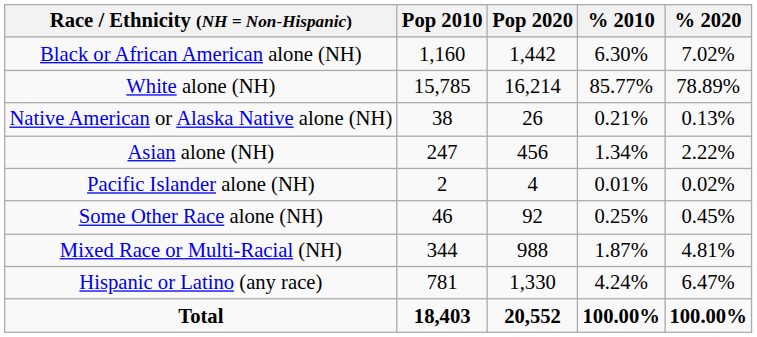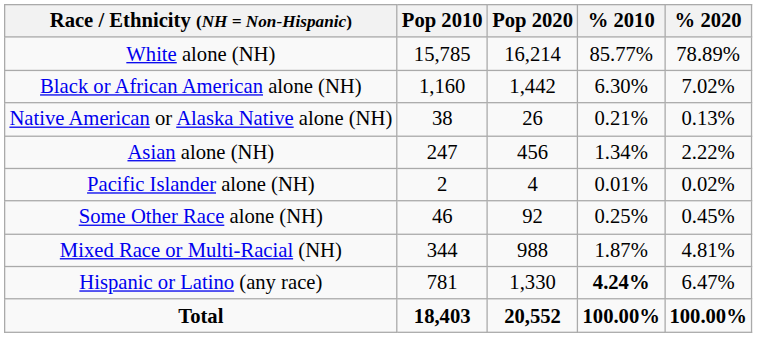rows swapped: (201, 86) <-> (201, 53)
(621, 282) normal -> (621, 282) bold
